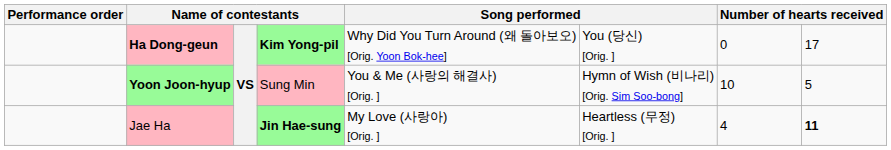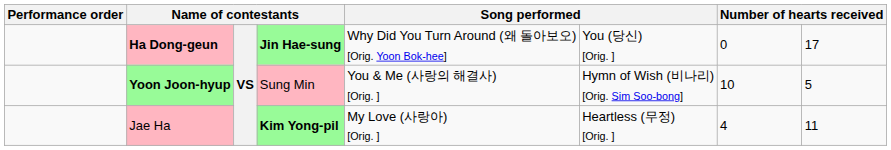(299, 45) Kim Yong-pil -> (301, 45) Jin Hae-sung
(301, 125) Jin Hae-sung -> (299, 125) Kim Yong-pil
(812, 125) bold -> (811, 125) normal
